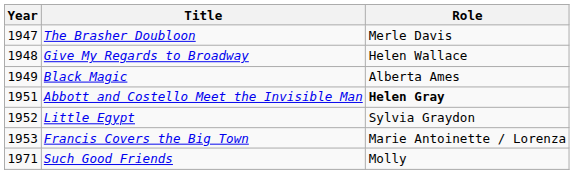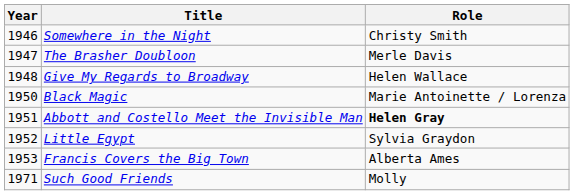+ row: (127, 35)
(23, 76) 1949 -> (23, 97) 1950
(414, 76) Alberta Ames -> (467, 97) Marie Antoinette / Lorenza
(467, 138) Marie Antoinette / Lorenza -> (414, 159) Alberta Ames
